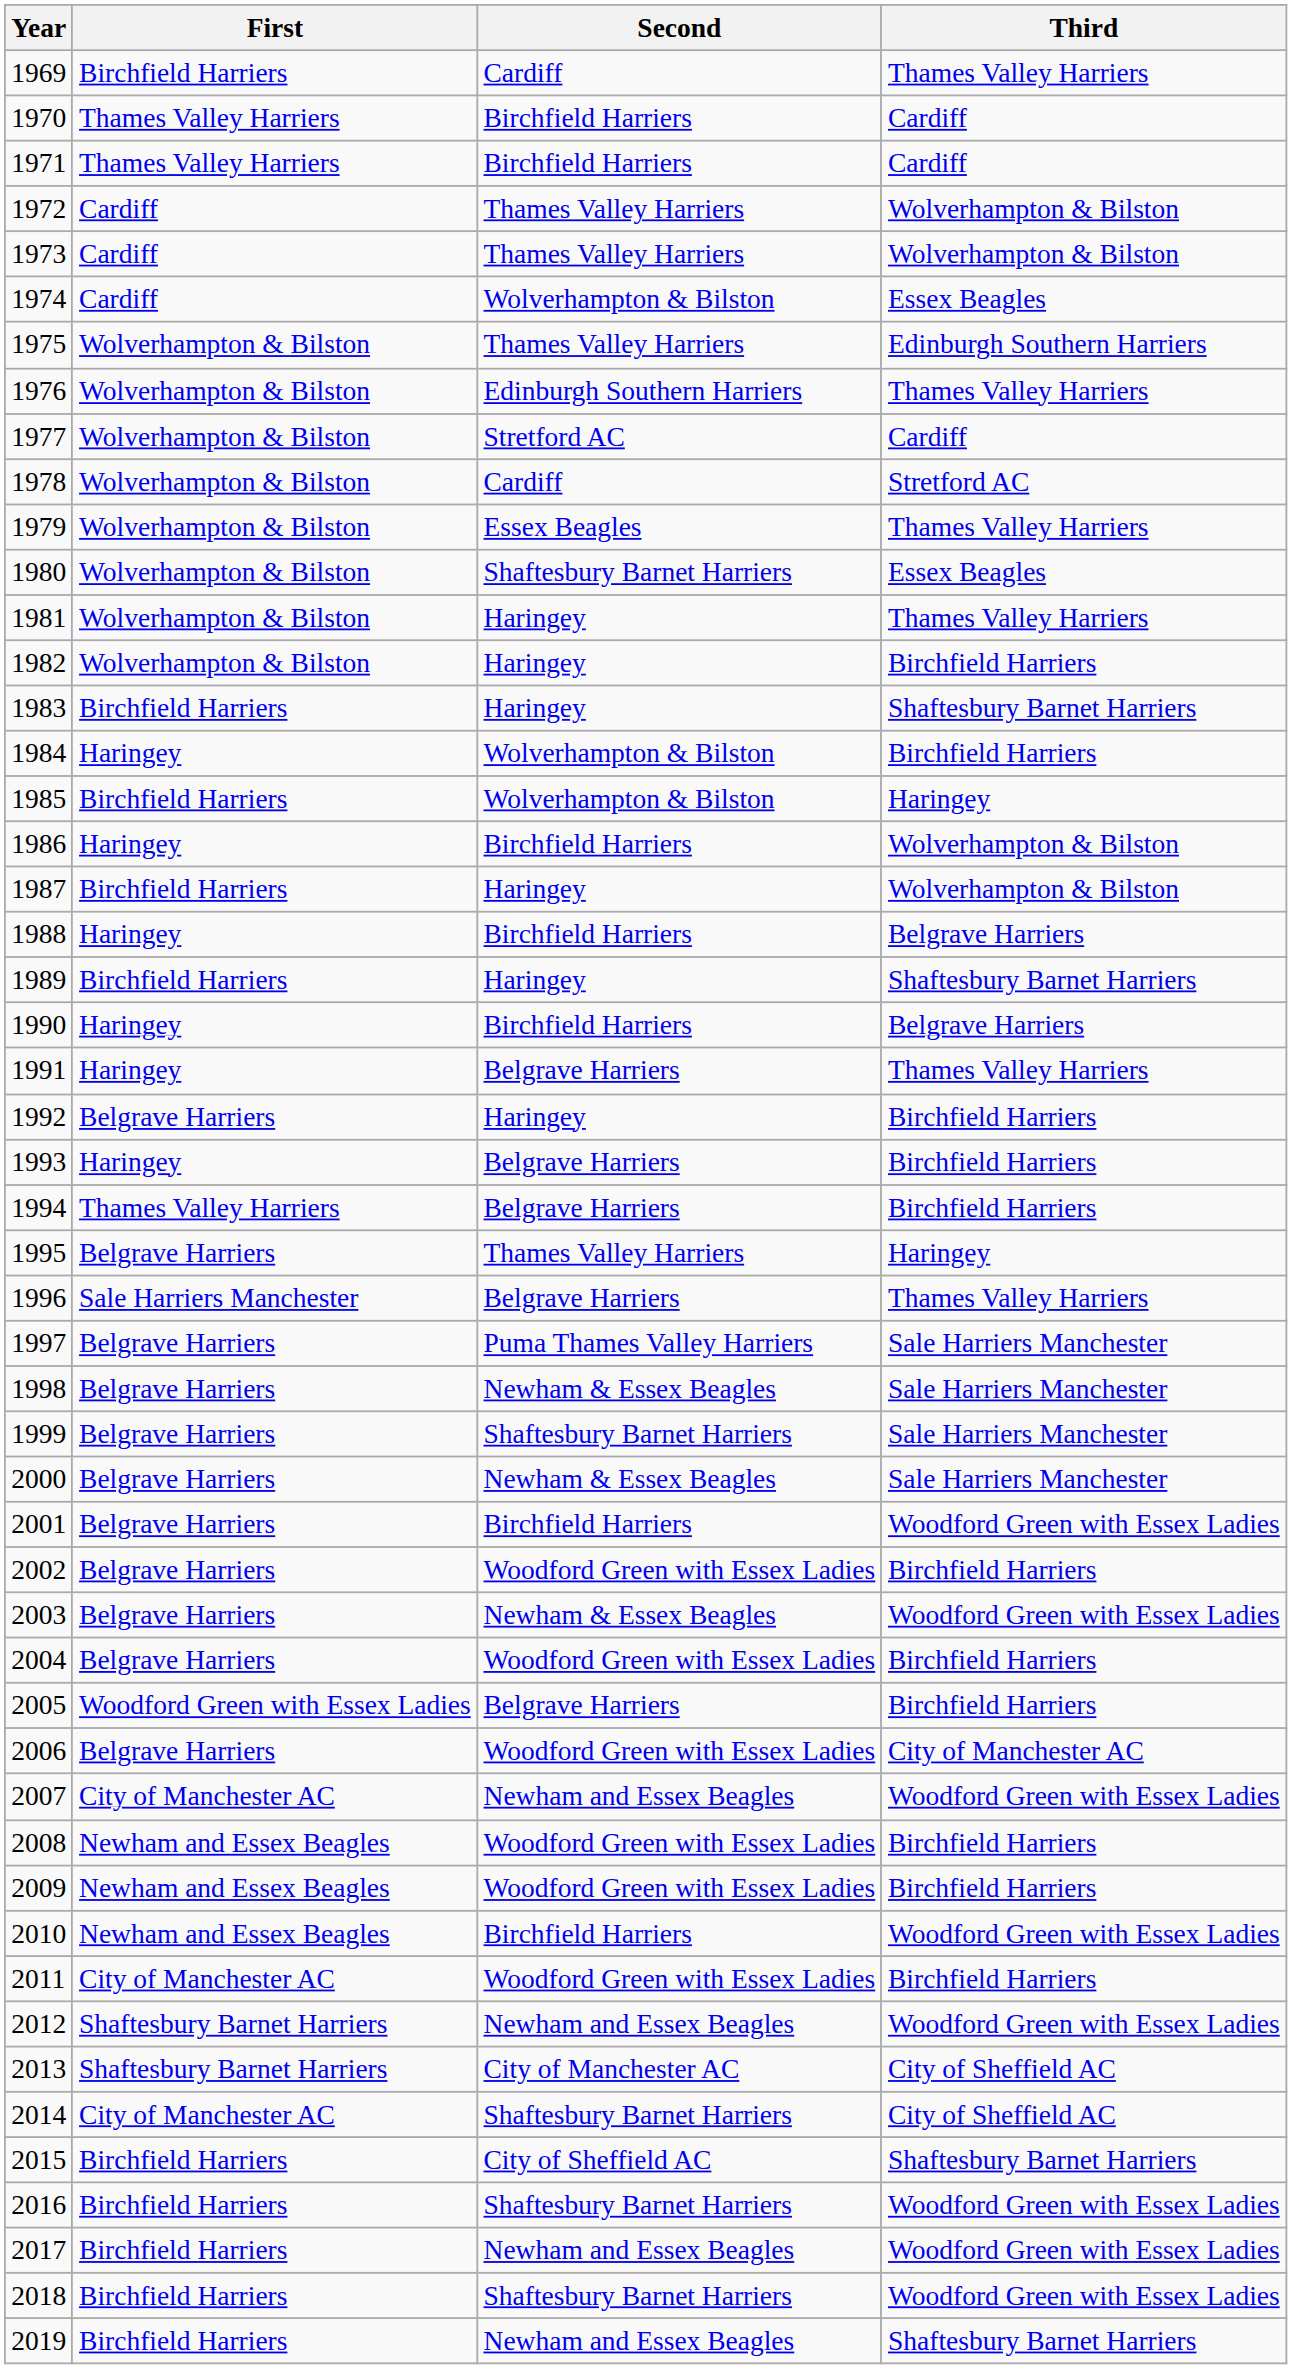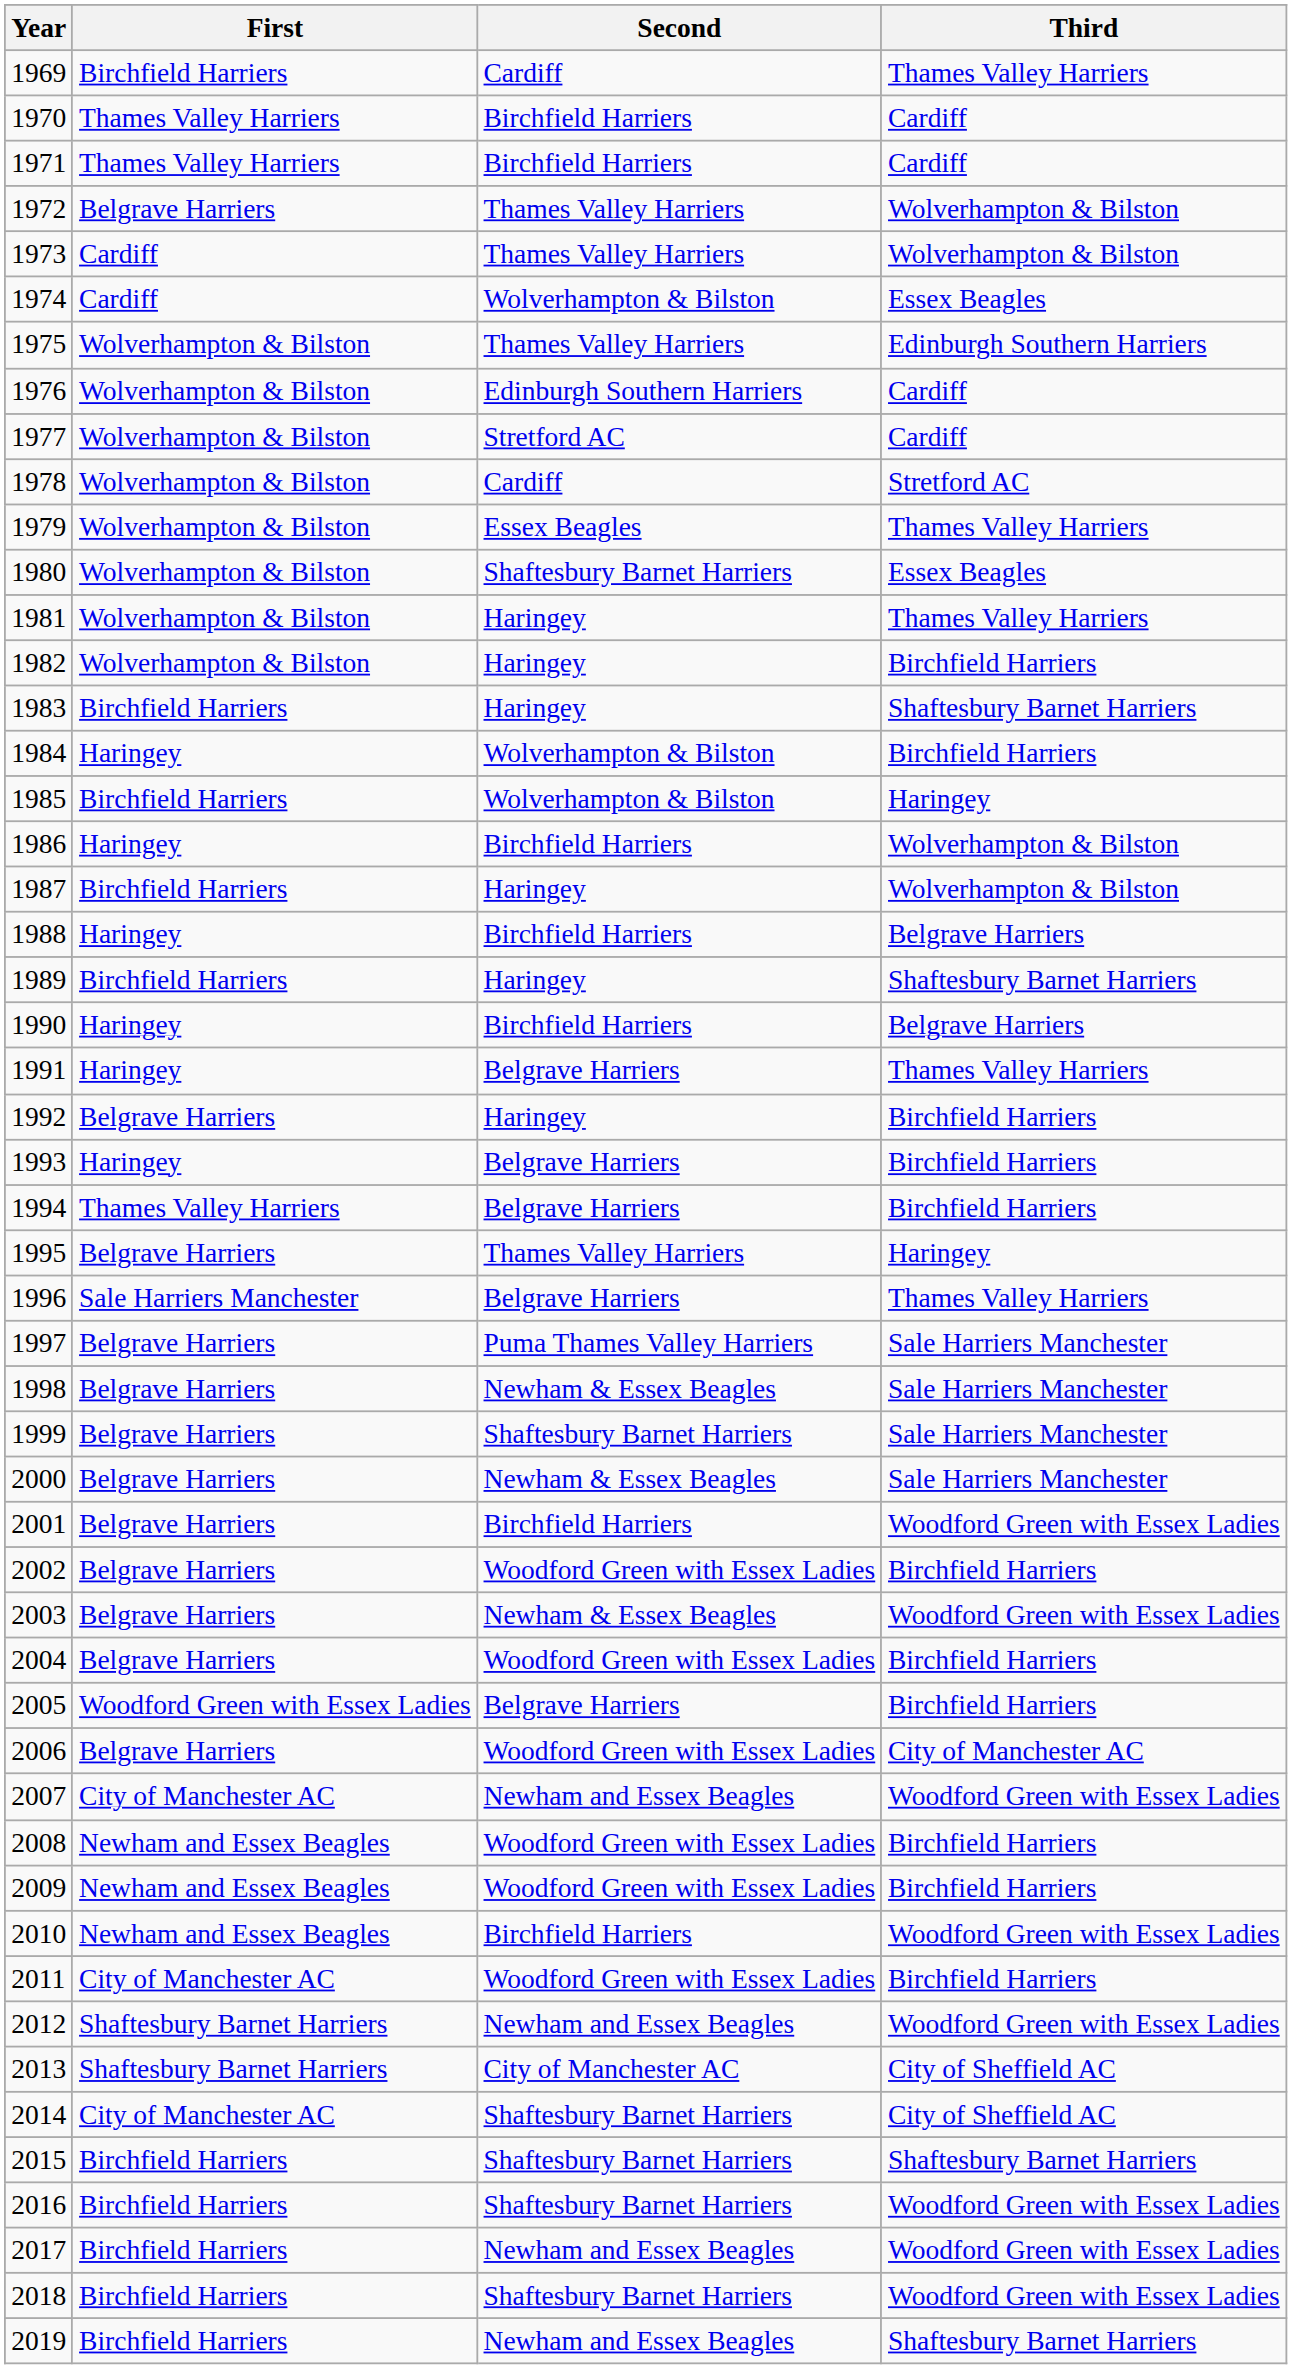(119, 208) Cardiff -> (177, 208) Belgrave Harriers
(1018, 390) Thames Valley Harriers -> (927, 390) Cardiff
(597, 2159) City of Sheffield AC -> (638, 2159) Shaftesbury Barnet Harriers
